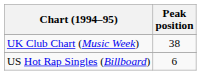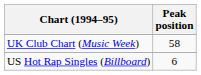(174, 43) 38 -> (174, 43) 58
